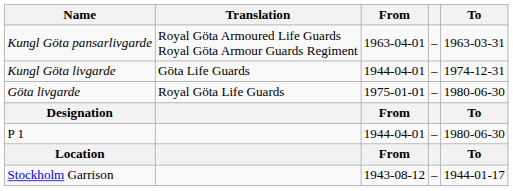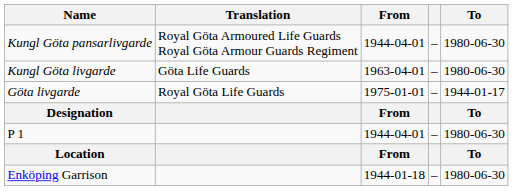(394, 43) 1963-04-01 -> (394, 43) 1944-04-01
(474, 43) 1963-03-31 -> (474, 43) 1980-06-30
(394, 71) 1944-04-01 -> (394, 71) 1963-04-01
(474, 71) 1974-12-31 -> (474, 71) 1980-06-30
(474, 92) 1980-06-30 -> (474, 92) 1944-01-17
- row: (60, 175)
+ row: (58, 175)
